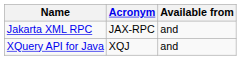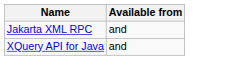- column: (132, 13)
